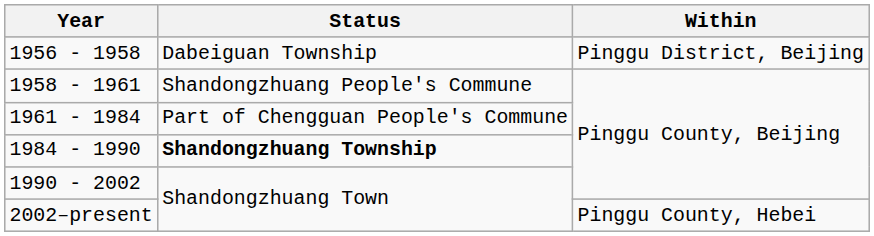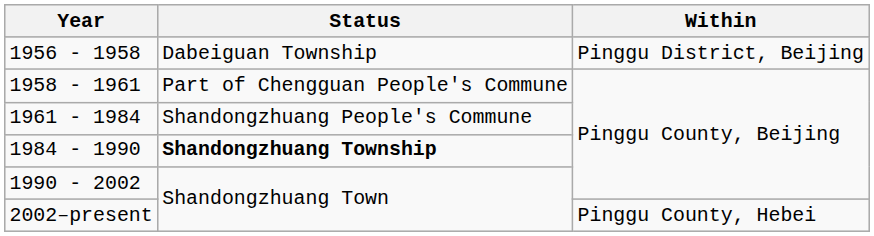(347, 86) Shandongzhuang People's Commune -> (365, 86) Part of Chengguan People's Commune
(365, 118) Part of Chengguan People's Commune -> (347, 118) Shandongzhuang People's Commune
